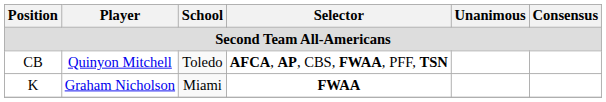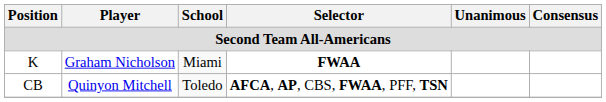rows swapped: (33, 62) <-> (33, 85)
